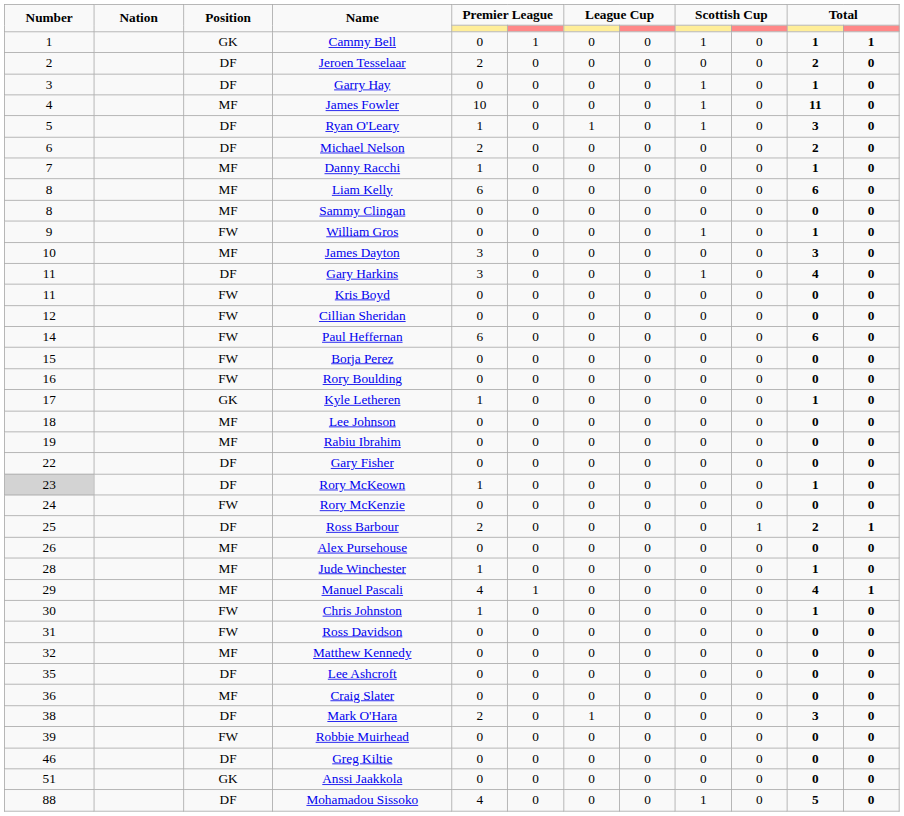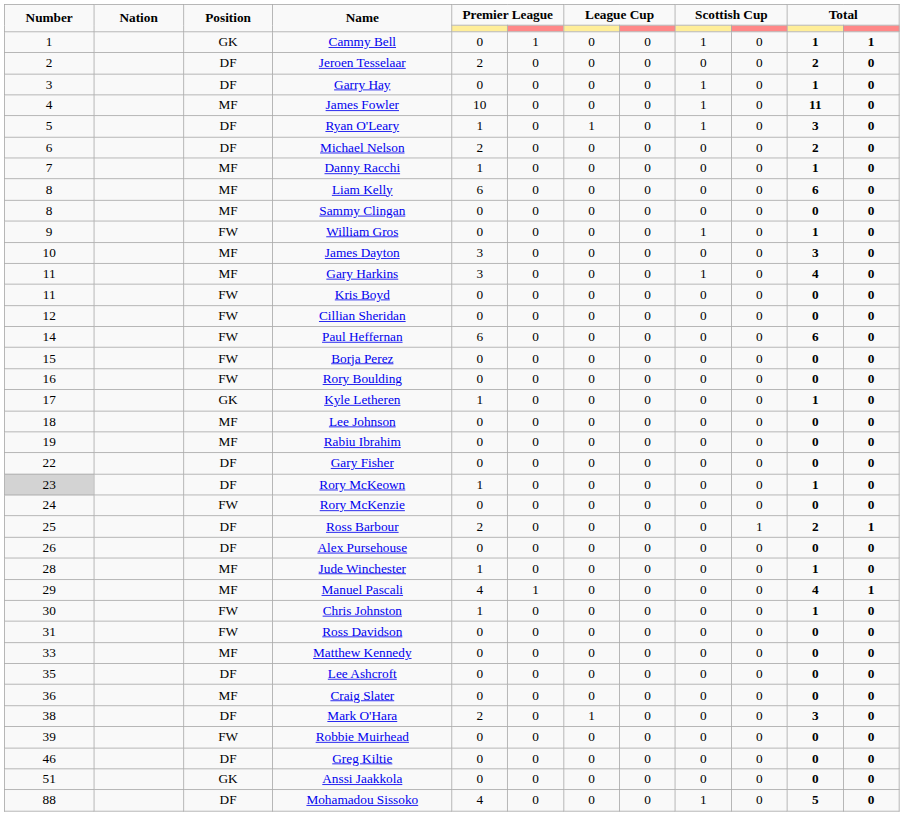(228, 273) DF -> (228, 273) MF
(228, 547) MF -> (228, 547) DF
(49, 652) 32 -> (49, 652) 33
